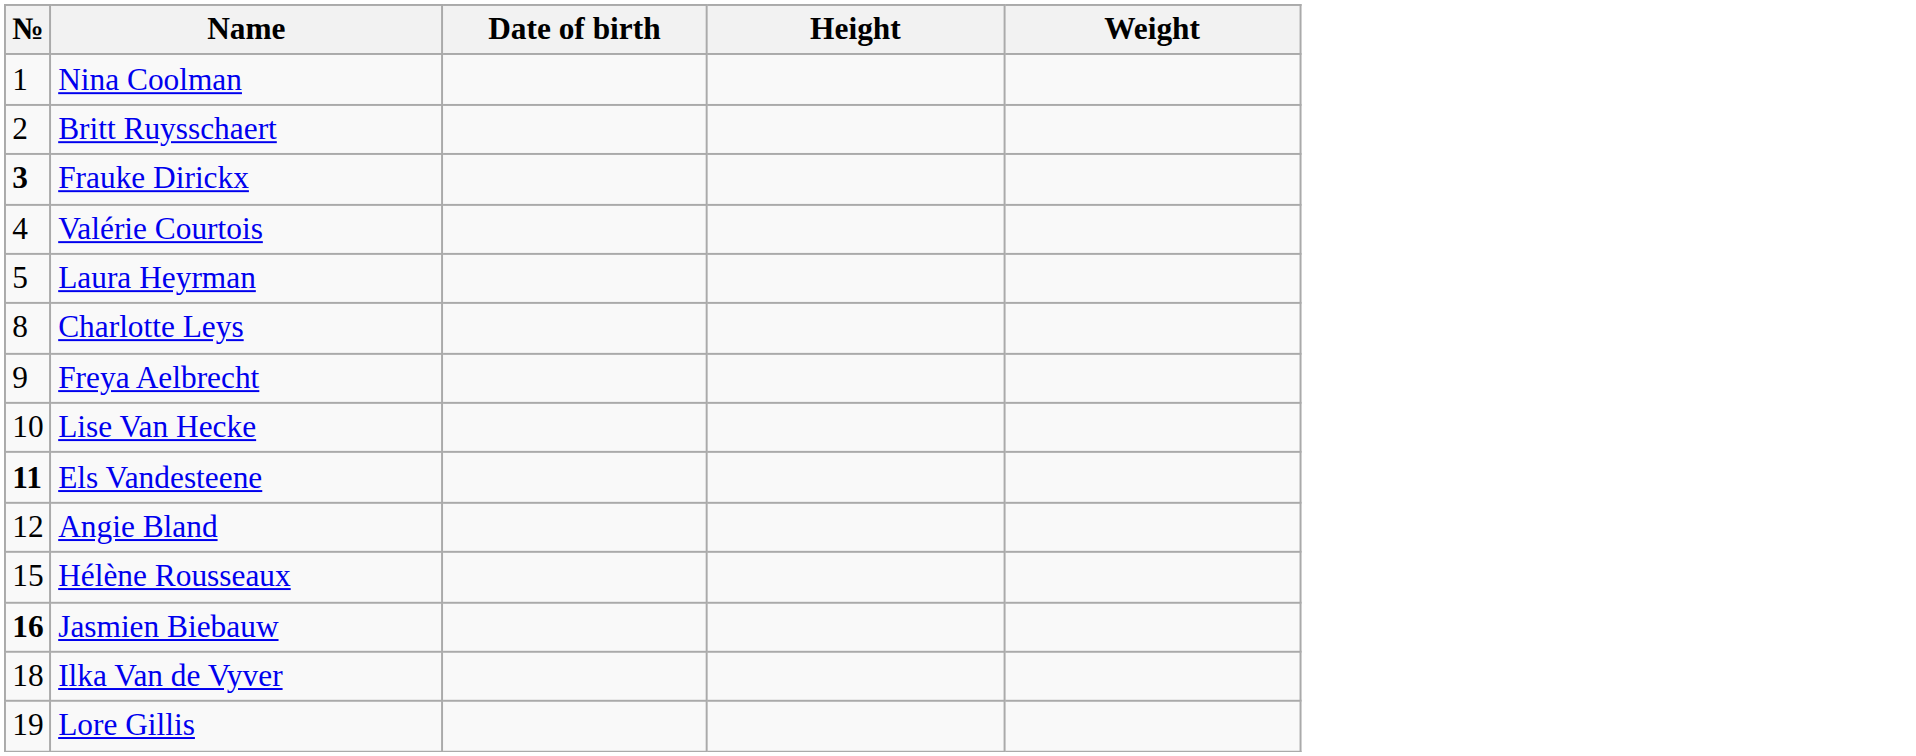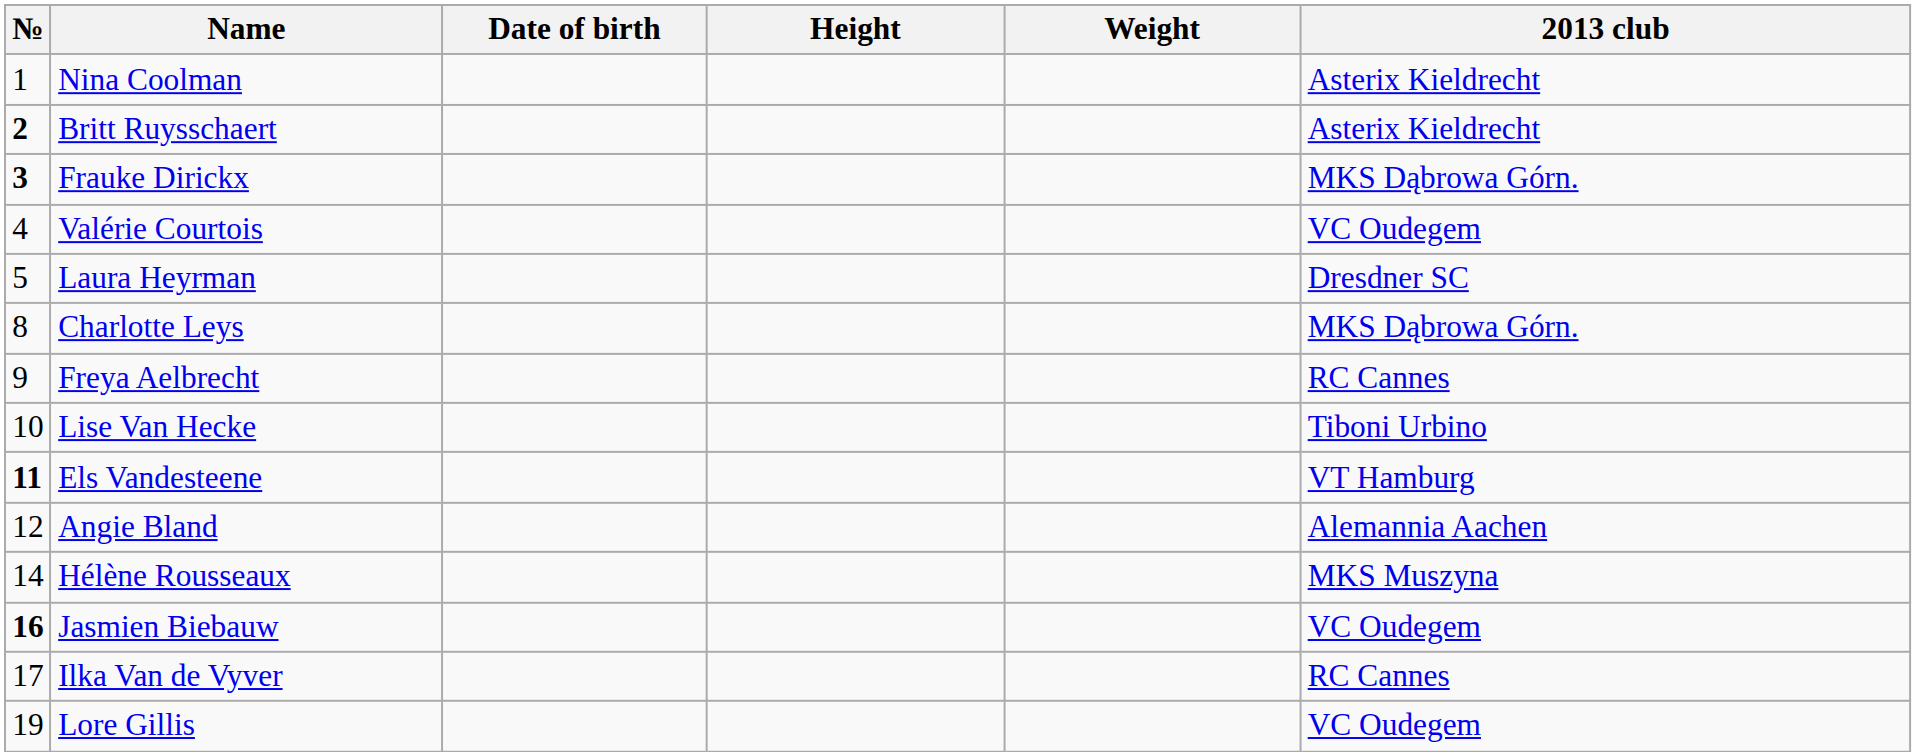+ column: (1606, 29)
(20, 128) normal -> (20, 128) bold
(28, 576) 15 -> (28, 576) 14
(28, 675) 18 -> (28, 675) 17
